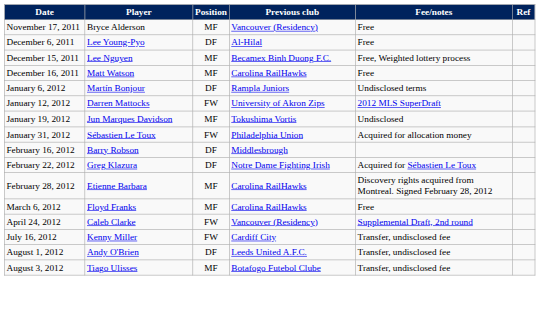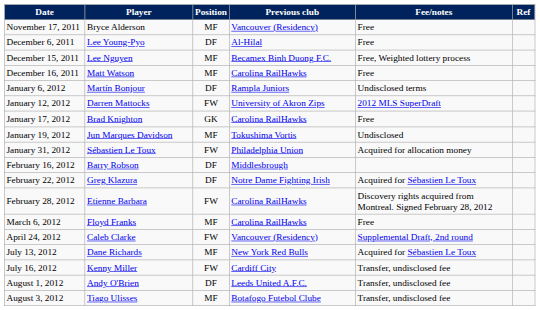+ row: (38, 119)
(211, 185) MF -> (211, 201) FW
+ row: (32, 252)
